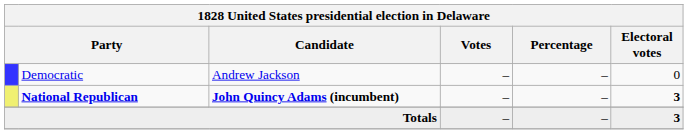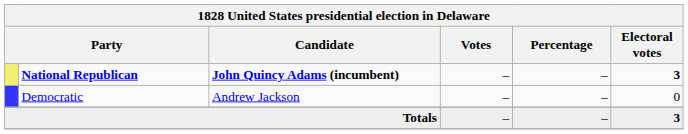rows swapped: (80, 96) <-> (52, 74)
